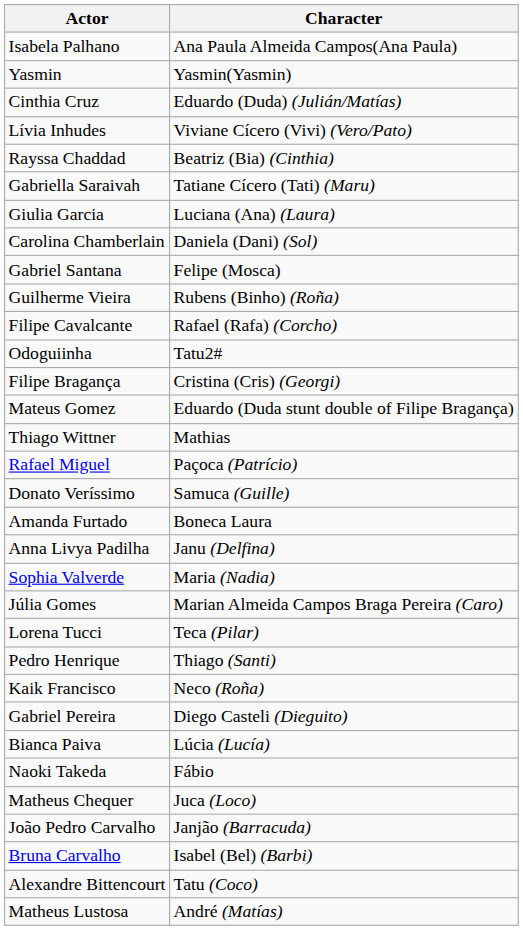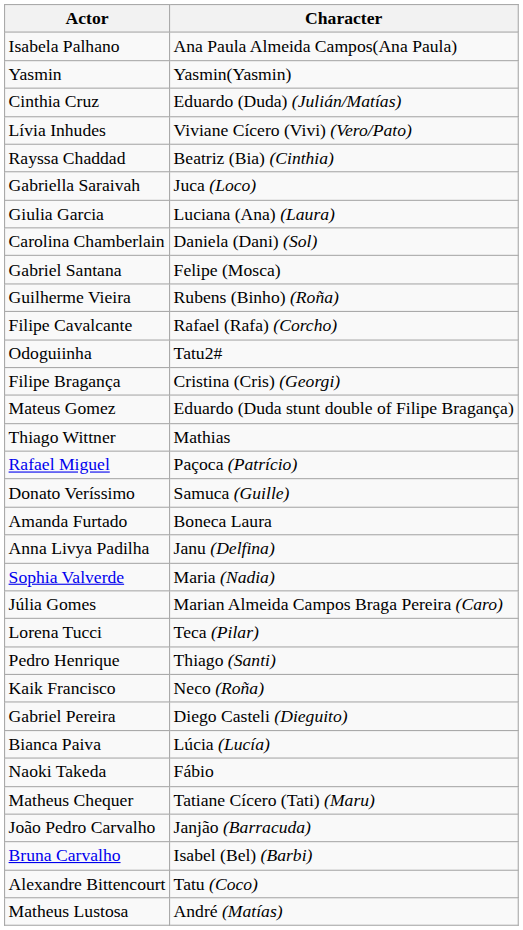(274, 185) Tatiane Cícero (Tati) (Maru) -> (215, 185) Juca (Loco)
(215, 800) Juca (Loco) -> (274, 800) Tatiane Cícero (Tati) (Maru)
